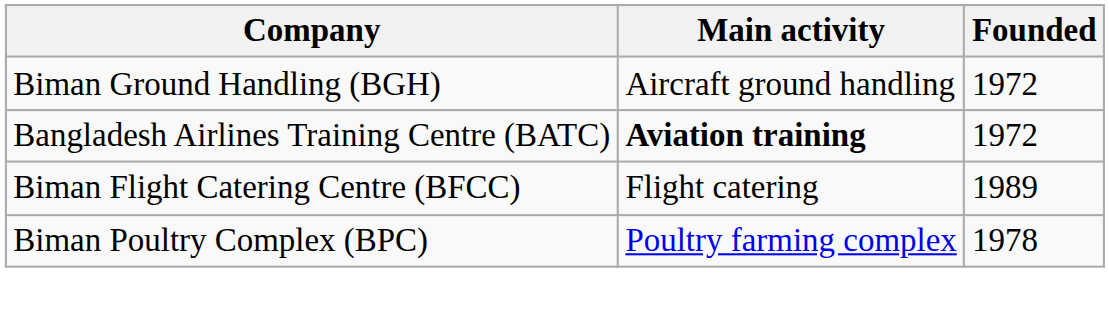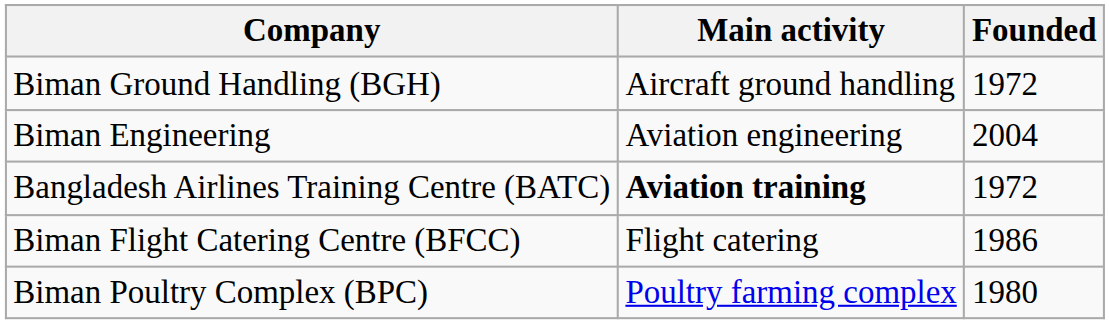+ row: (142, 135)
(1005, 187) 1989 -> (1005, 239) 1986
(1005, 239) 1978 -> (1005, 291) 1980
